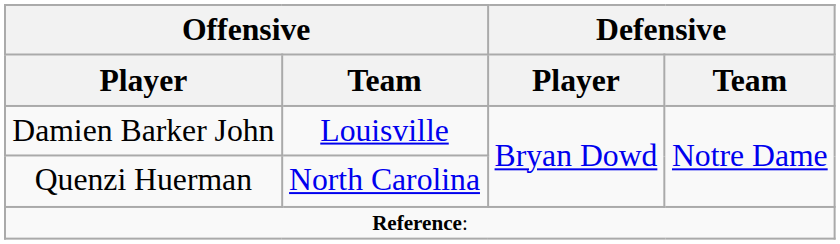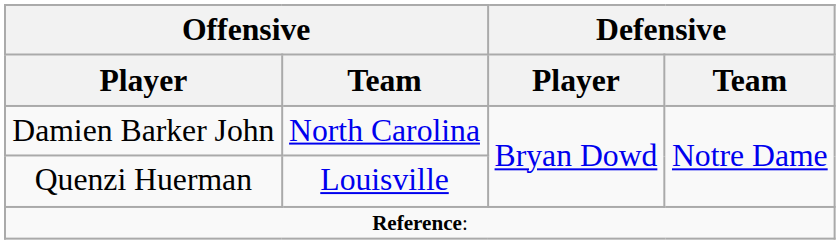(385, 130) Louisville -> (385, 130) North Carolina
(385, 180) North Carolina -> (385, 180) Louisville
